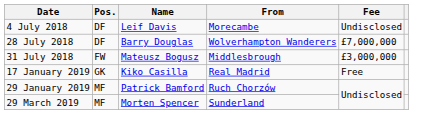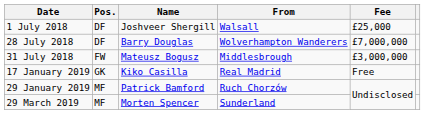+ row: (37, 27)
- row: (37, 27)
